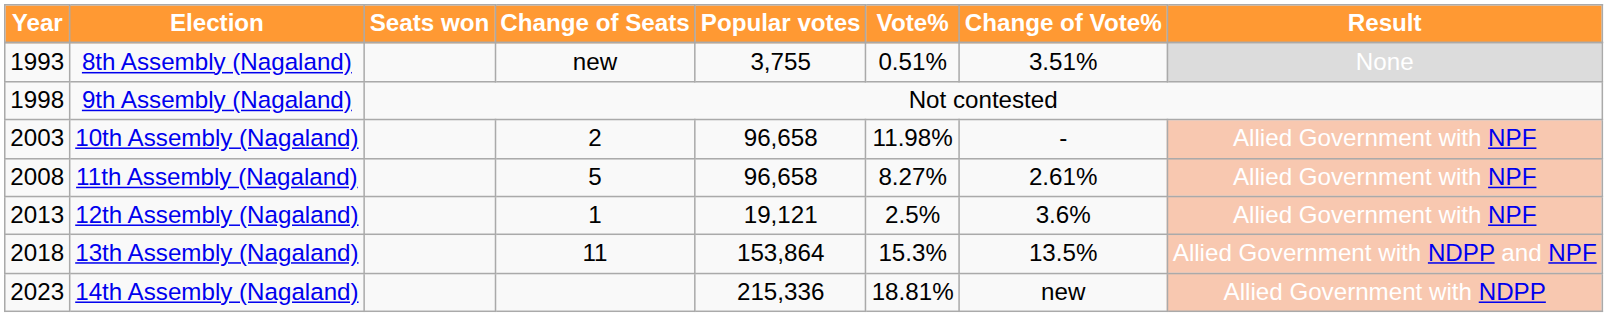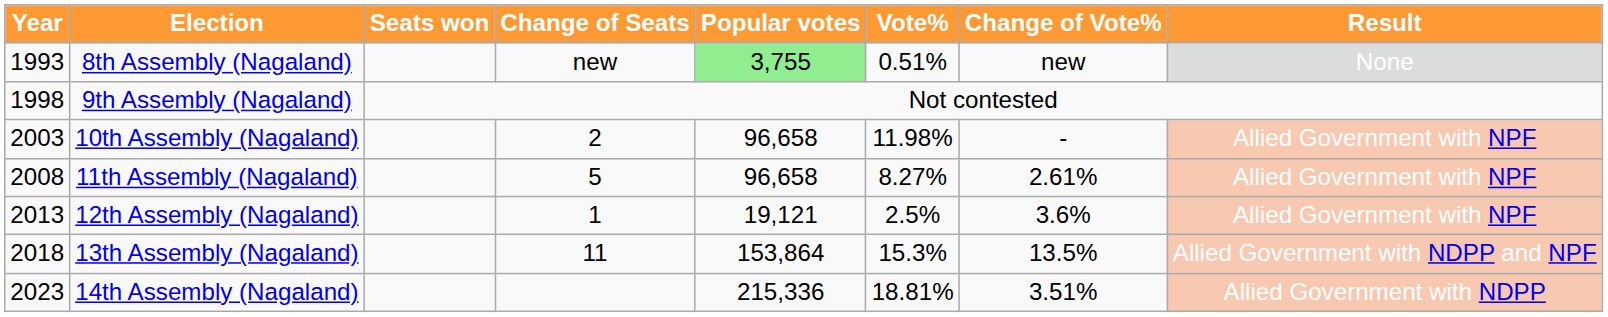(781, 61) no background -> (781, 61) lightgreen background
(1063, 61) 3.51% -> (1063, 61) new
(1063, 291) new -> (1063, 291) 3.51%
